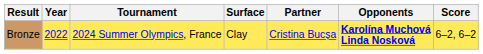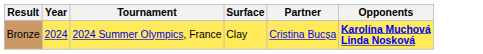- column: (456, 12)
(56, 35) 2022 -> (56, 35) 2024
